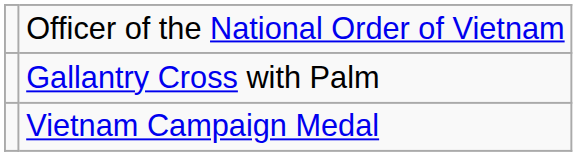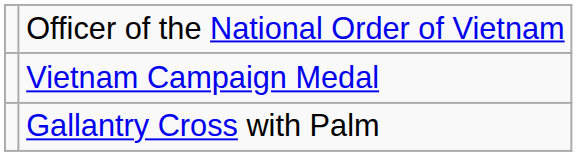rows swapped: (203, 77) <-> (203, 126)
